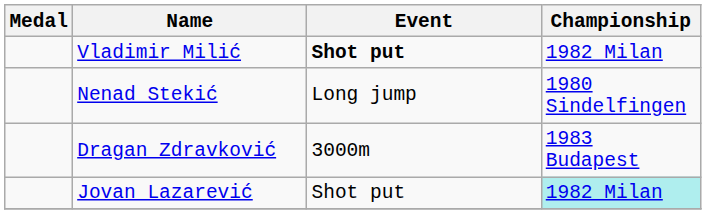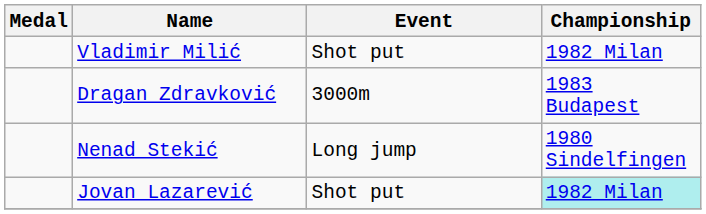(358, 52) bold -> (358, 52) normal
rows swapped: (177, 150) <-> (147, 95)
